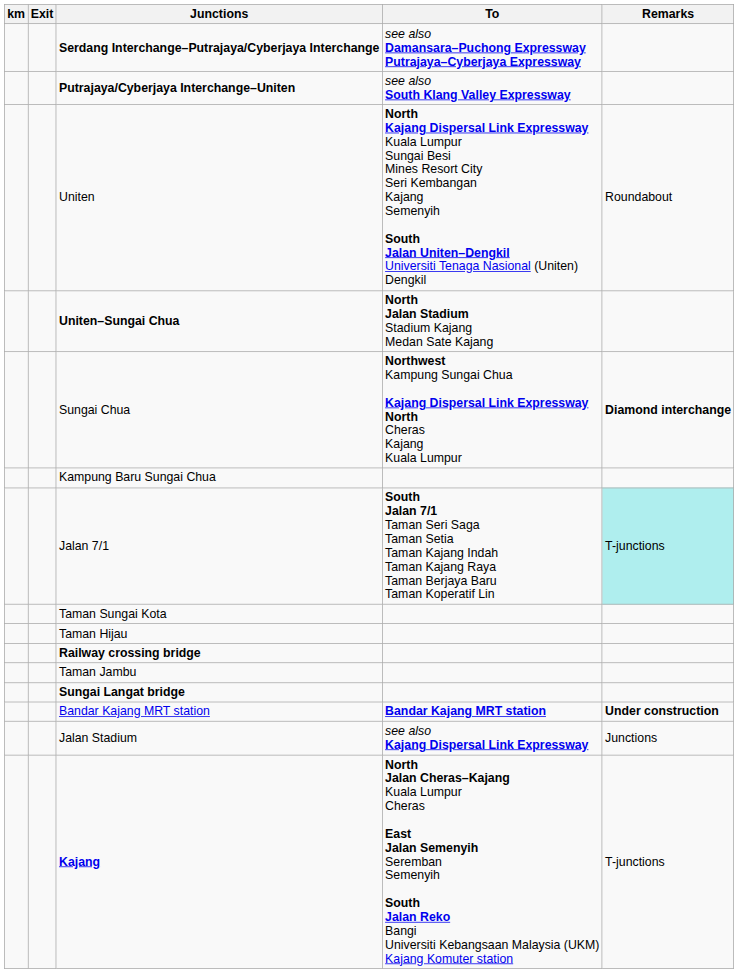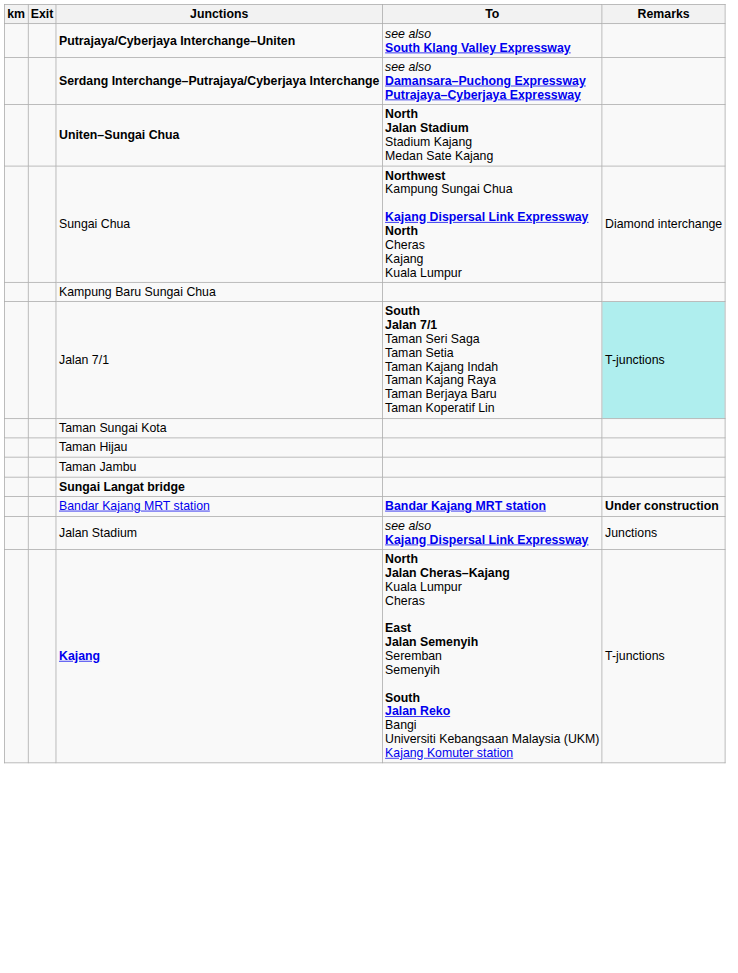rows swapped: (219, 47) <-> (177, 87)
- row: (77, 197)
(668, 409) bold -> (664, 224) normal
- row: (130, 653)
